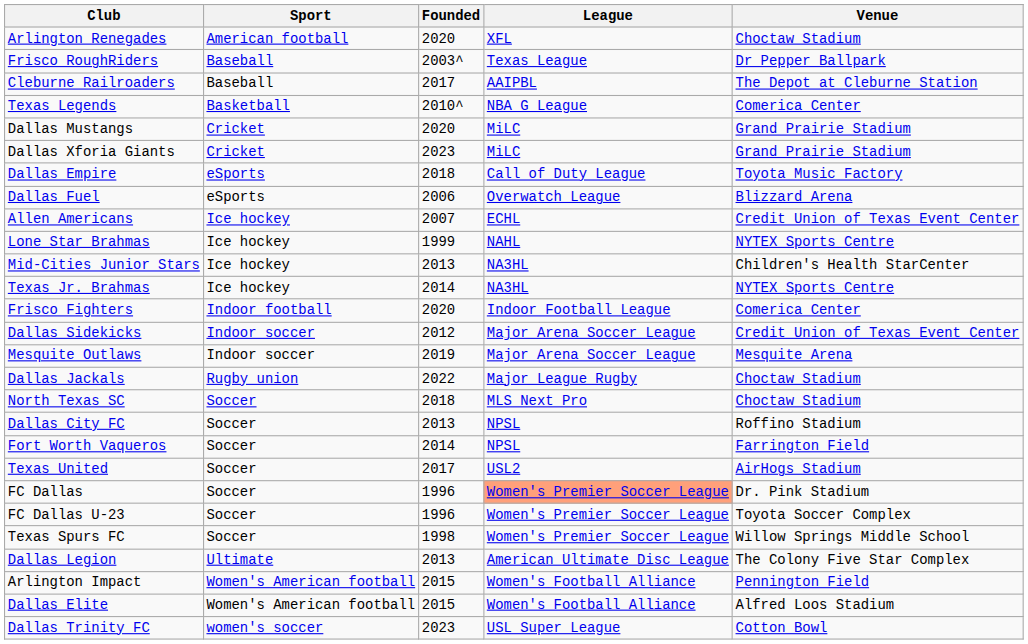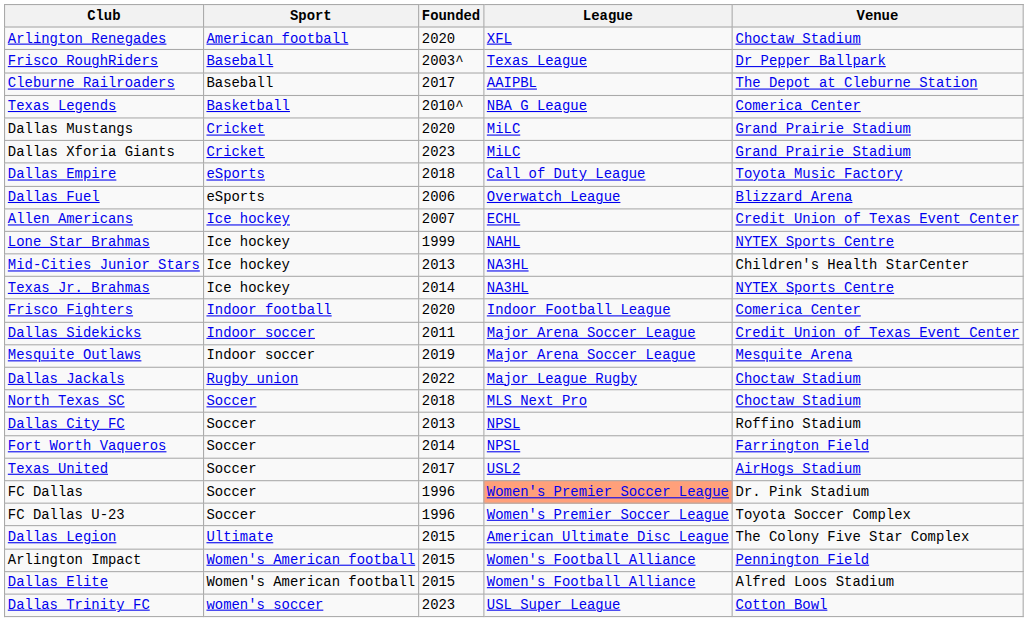(438, 333) 2012 -> (438, 333) 2011
- row: (66, 537)
(438, 560) 2013 -> (438, 537) 2015
